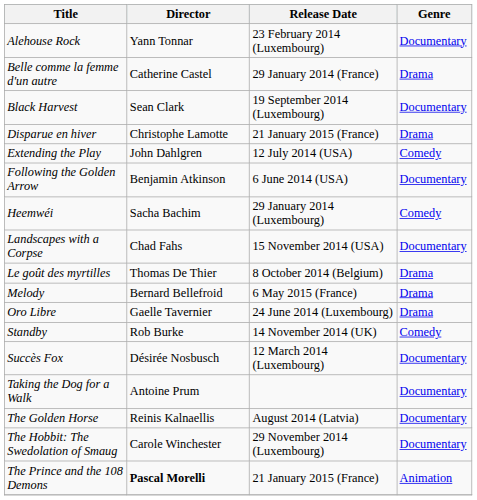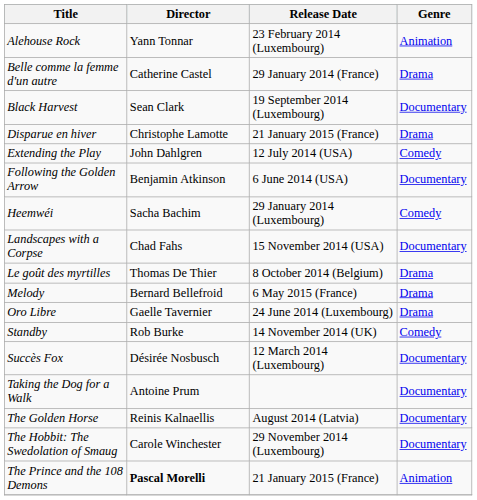(433, 40) Documentary -> (426, 40) Animation
